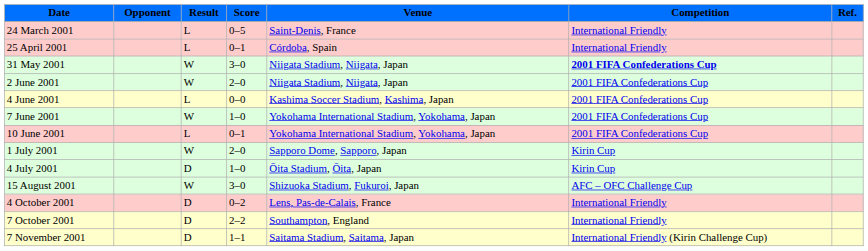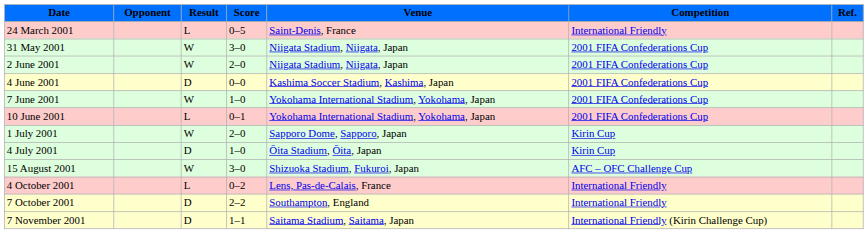- row: (37, 47)
(644, 64) bold -> (640, 47) normal
(187, 99) L -> (188, 82) D
(188, 202) D -> (187, 185) L
